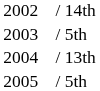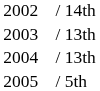(71, 34) / 5th -> (76, 34) / 13th
